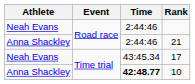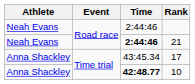(38, 42) Anna Shackley -> (32, 42) Neah Evans
(141, 42) normal -> (141, 42) bold
(32, 57) Neah Evans -> (38, 57) Anna Shackley
